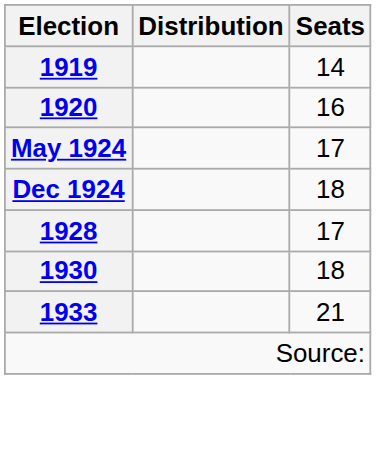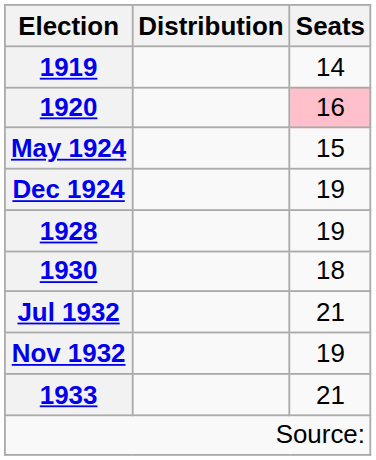(330, 108) no background -> (330, 108) pink background
(330, 149) 17 -> (330, 149) 15
(330, 190) 18 -> (330, 190) 19
(330, 231) 17 -> (330, 231) 19
+ row: (69, 312)
+ row: (69, 353)
